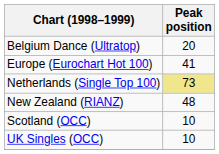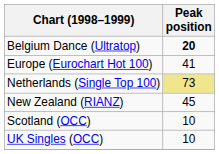(189, 45) normal -> (189, 45) bold
(189, 102) 48 -> (189, 102) 45
